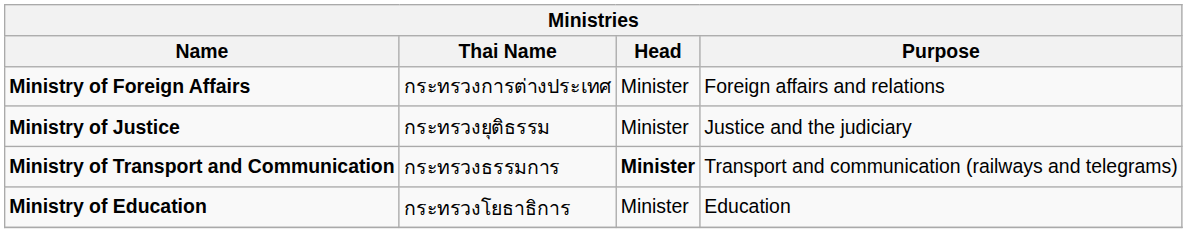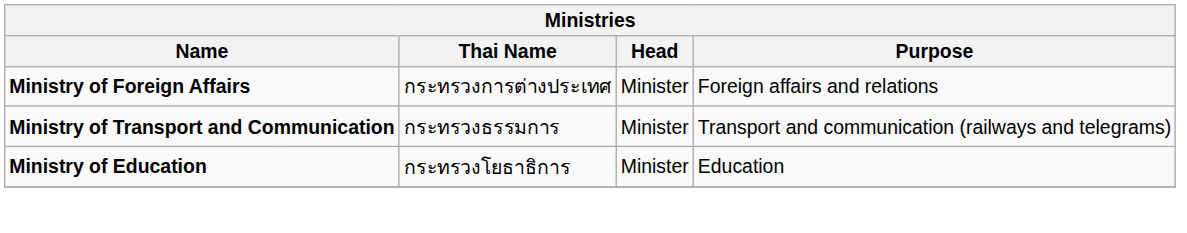- row: (95, 127)
(658, 167) bold -> (655, 127) normal
